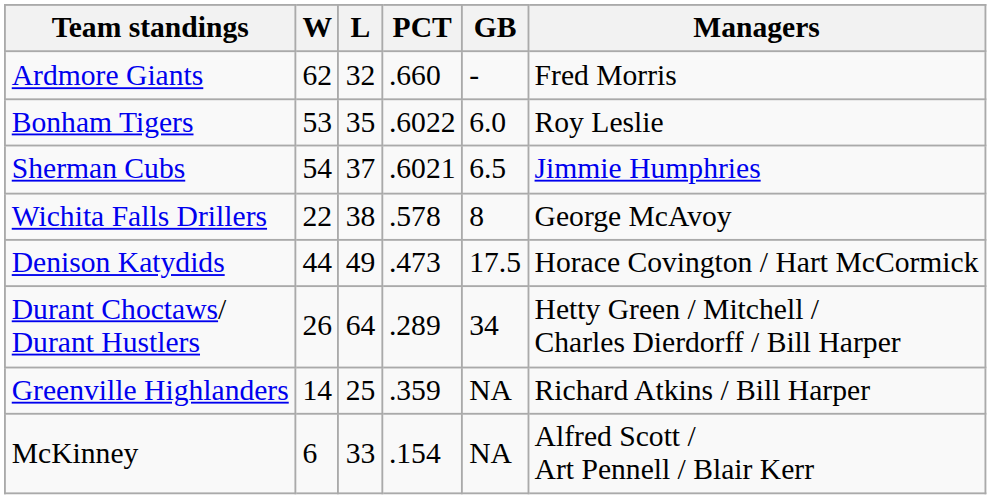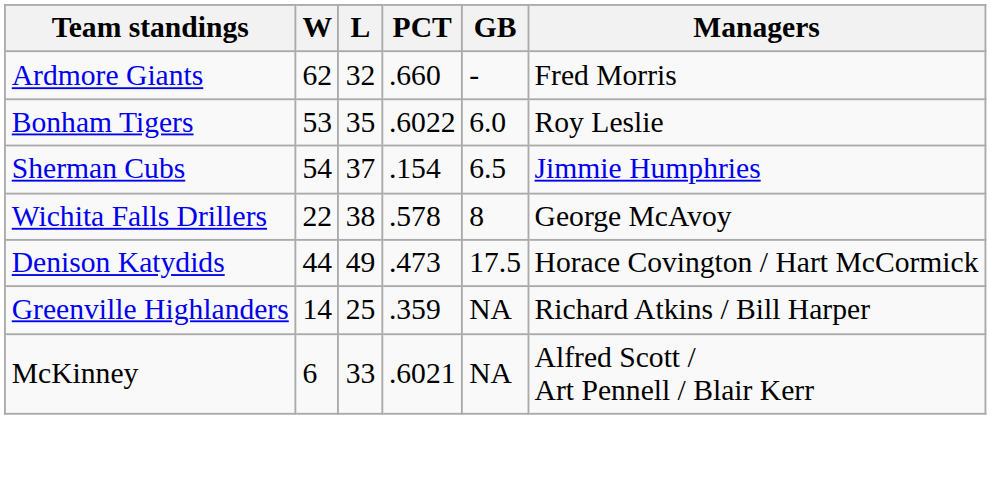(422, 168) .6021 -> (415, 168) .154
- row: (119, 326)
(415, 453) .154 -> (422, 373) .6021
